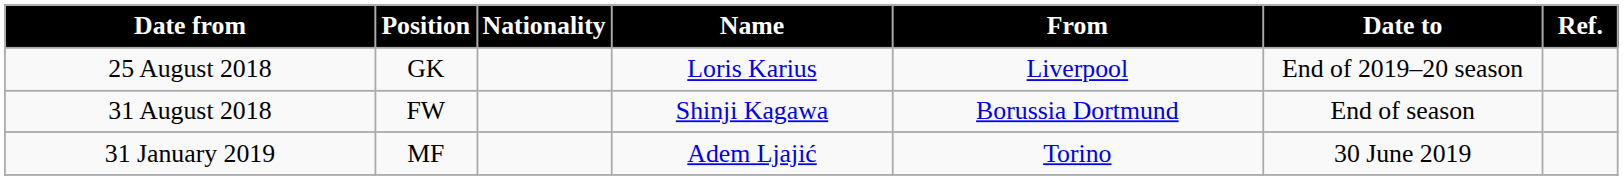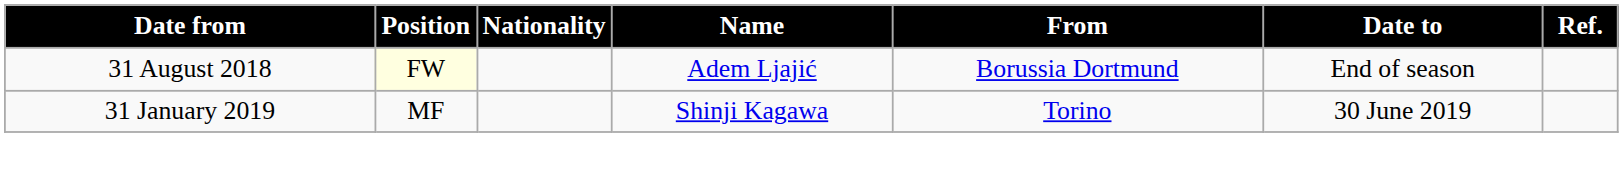- row: (190, 68)
(426, 111) no background -> (426, 68) lightyellow background
(752, 111) Shinji Kagawa -> (752, 68) Adem Ljajić
(752, 153) Adem Ljajić -> (752, 111) Shinji Kagawa
